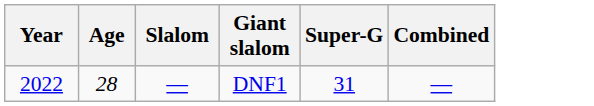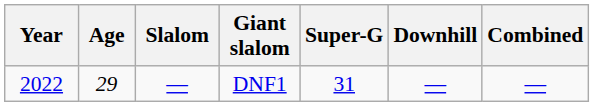+ column: (435, 35)
(107, 83) 28 -> (107, 83) 29
